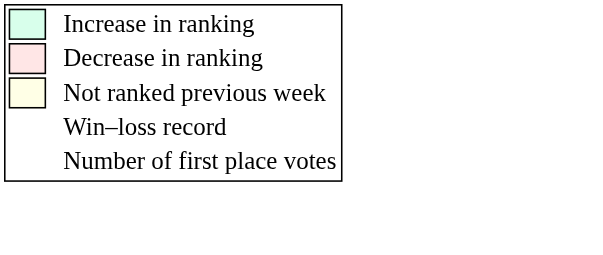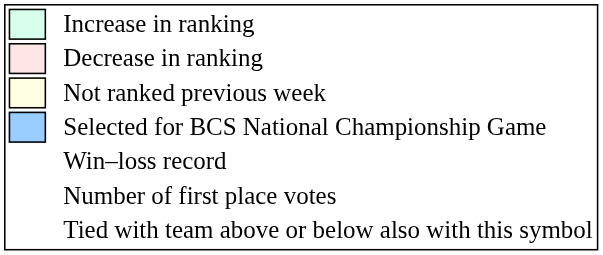+ row: (305, 126)
+ row: (328, 229)
